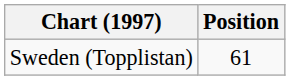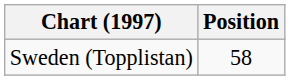(241, 57) 61 -> (241, 57) 58
